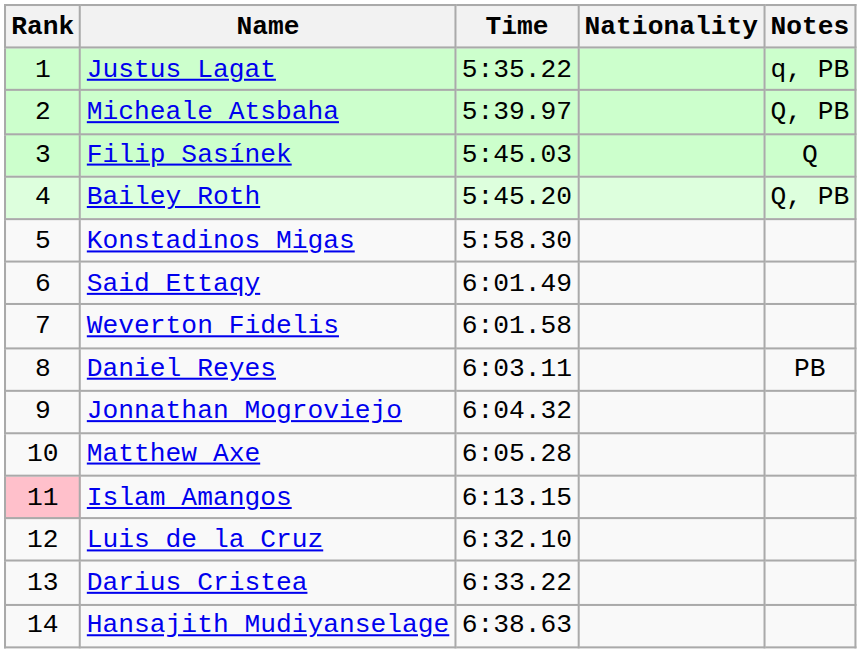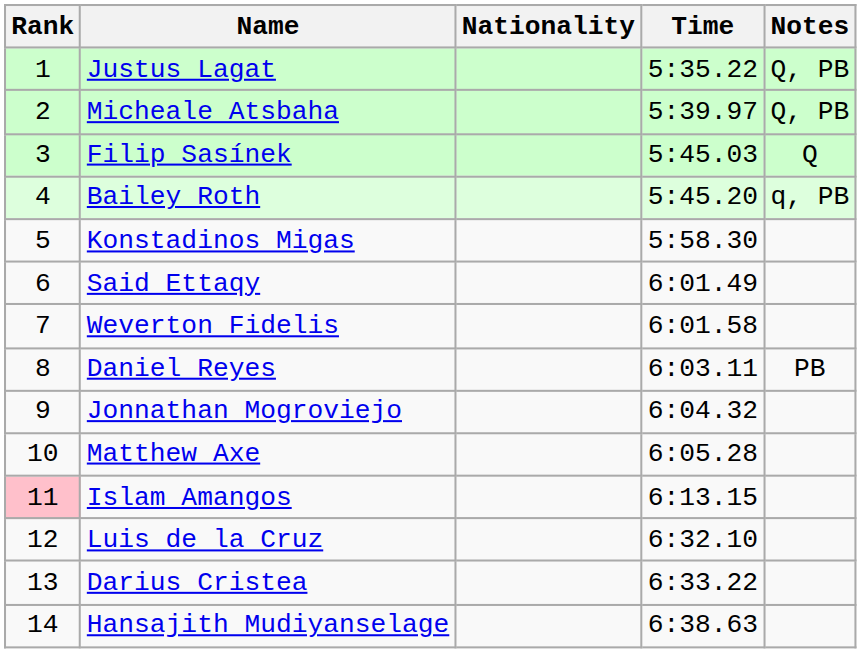columns swapped: (671, 26) <-> (517, 26)
(810, 69) q, PB -> (810, 69) Q, PB
(810, 198) Q, PB -> (810, 198) q, PB
